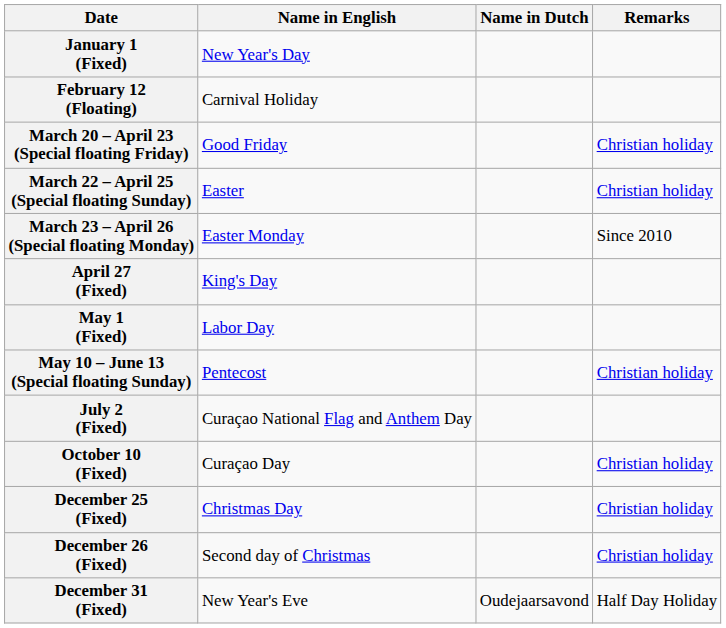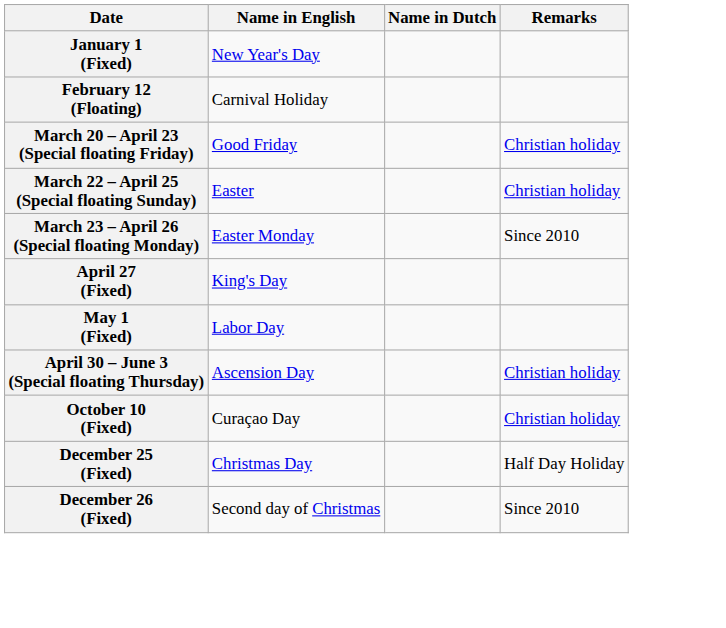+ row: (106, 372)
- row: (101, 372)
- row: (101, 418)
(655, 509) Christian holiday -> (564, 463) Half Day Holiday
(655, 554) Christian holiday -> (542, 509) Since 2010
- row: (101, 600)
